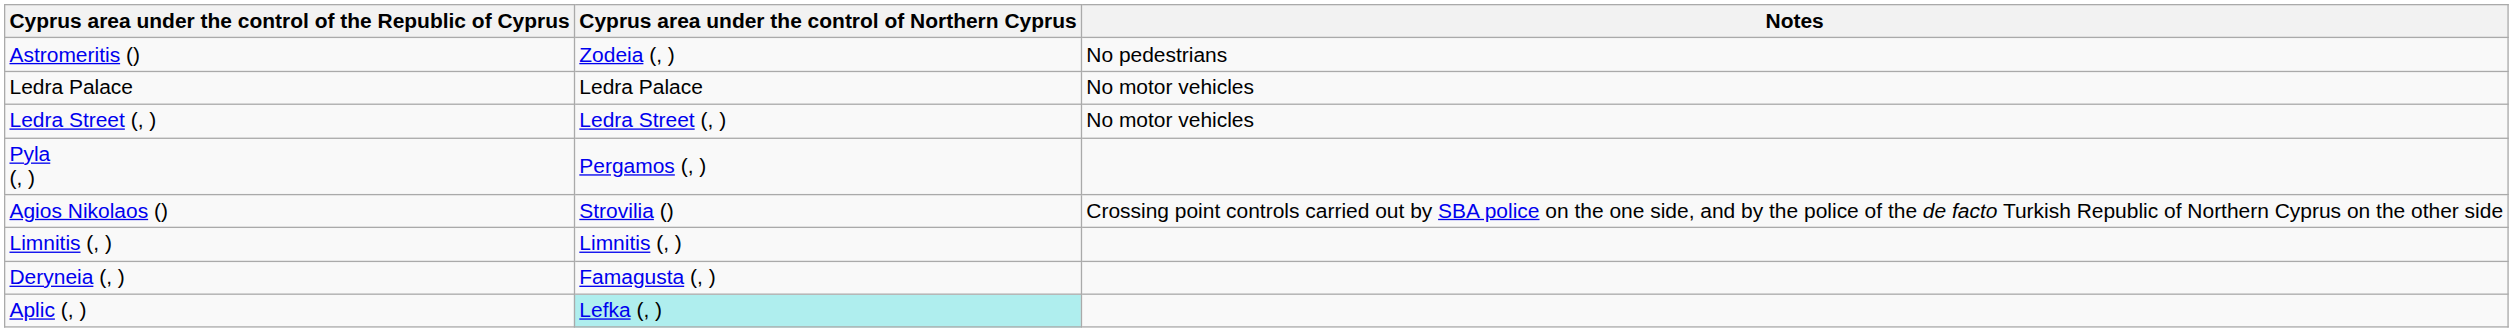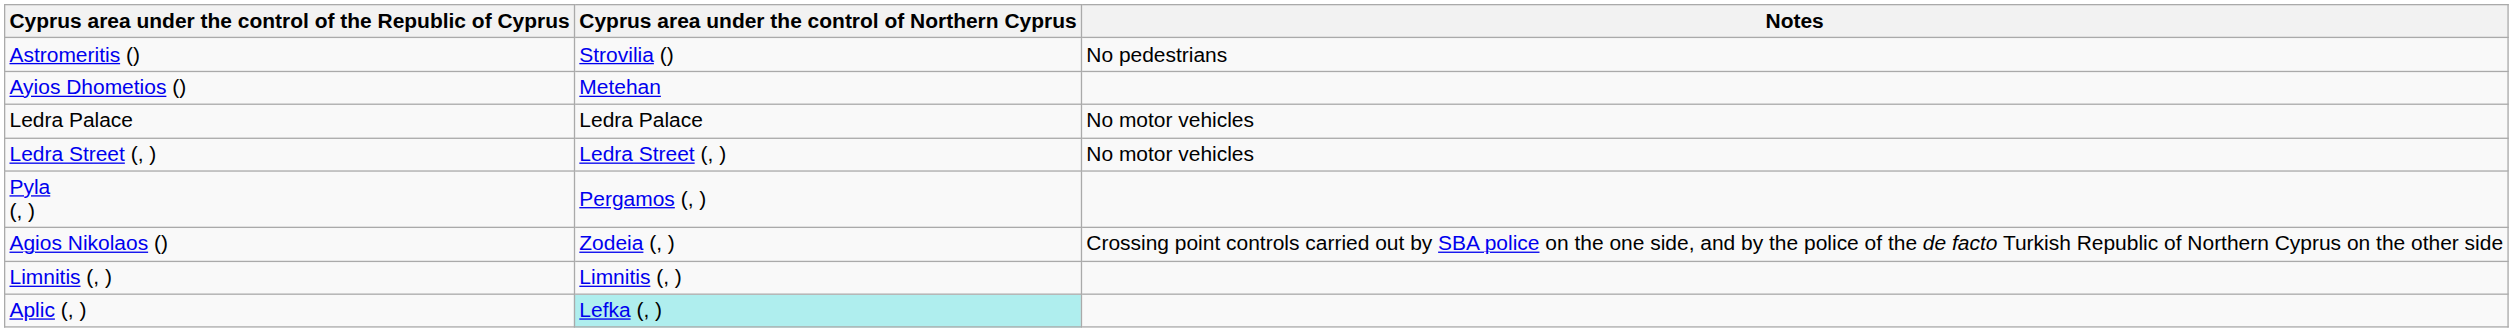(627, 54) Zodeia (, ) -> (626, 54) Strovilia ()
+ row: (98, 87)
(626, 210) Strovilia () -> (627, 244) Zodeia (, )
- row: (67, 277)
